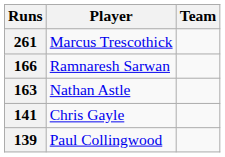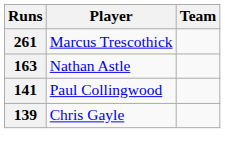- row: (25, 66)
(87, 115) Chris Gayle -> (106, 90) Paul Collingwood
(106, 139) Paul Collingwood -> (87, 115) Chris Gayle
